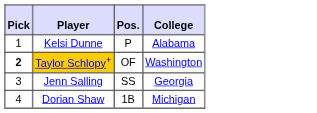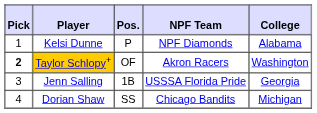+ column: (196, 25)
(128, 81) SS -> (128, 81) 1B
(128, 99) 1B -> (128, 99) SS
